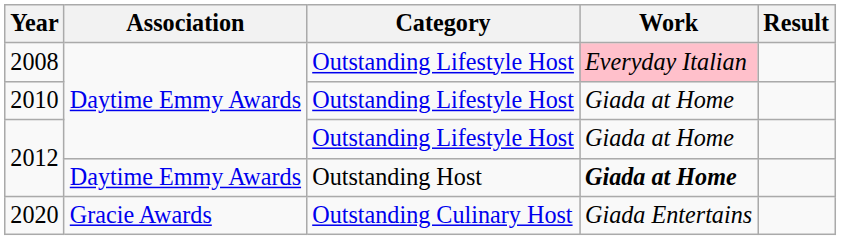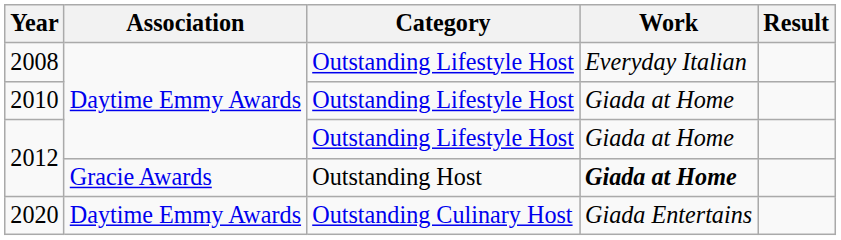(666, 61) pink background -> (666, 61) no background
(185, 176) Daytime Emmy Awards -> (141, 176) Gracie Awards
(141, 215) Gracie Awards -> (185, 215) Daytime Emmy Awards
